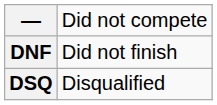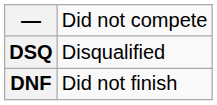rows swapped: (31, 83) <-> (31, 52)
